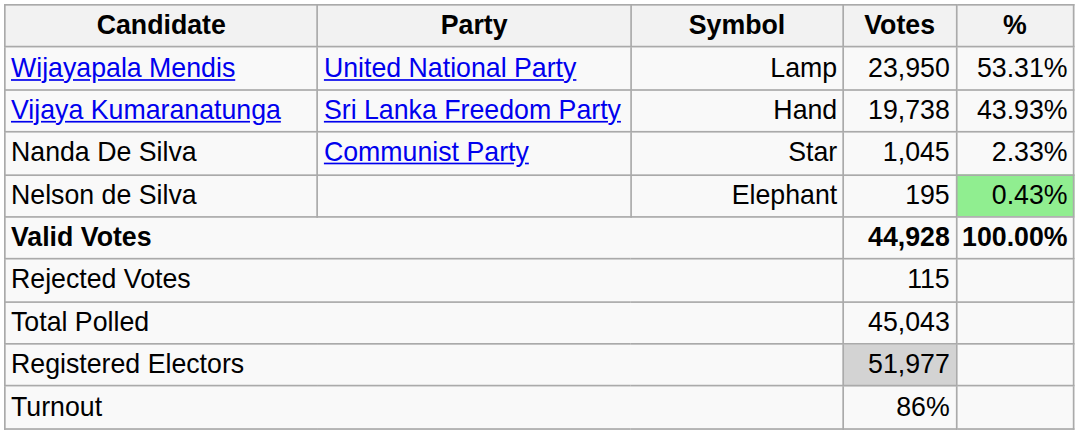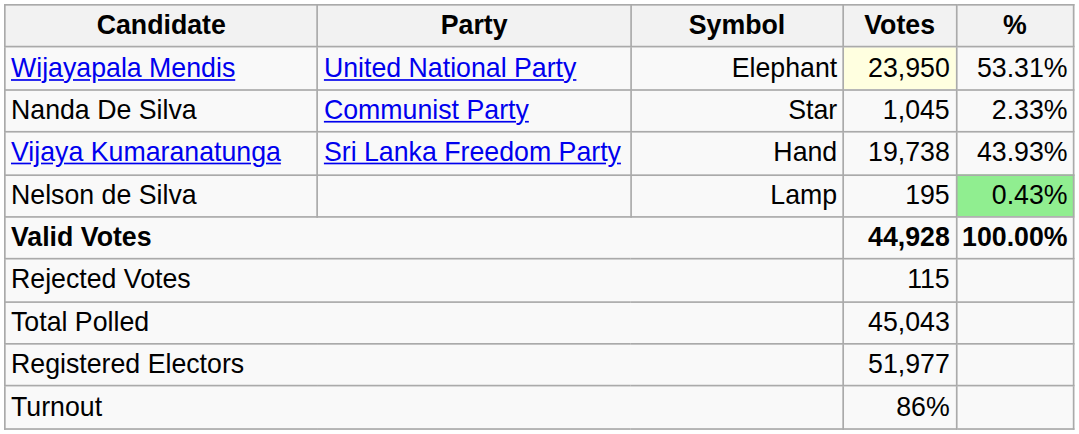(804, 68) Lamp -> (784, 68) Elephant
(909, 68) no background -> (909, 68) lightyellow background
rows swapped: (146, 110) <-> (104, 152)
(784, 195) Elephant -> (804, 195) Lamp
(909, 364) lightgrey background -> (909, 364) no background
